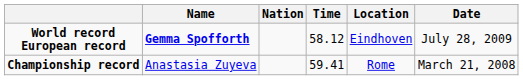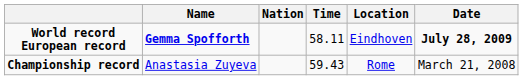(327, 39) 58.12 -> (327, 39) 58.11
(467, 39) normal -> (467, 39) bold
(327, 65) 59.41 -> (327, 65) 59.43
